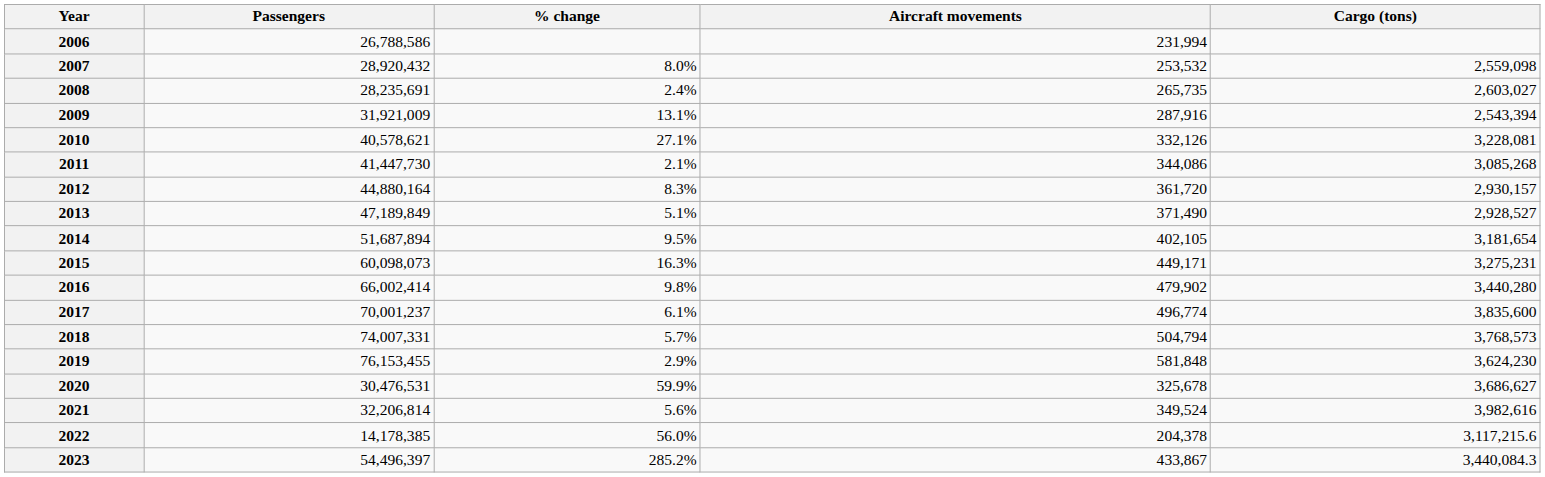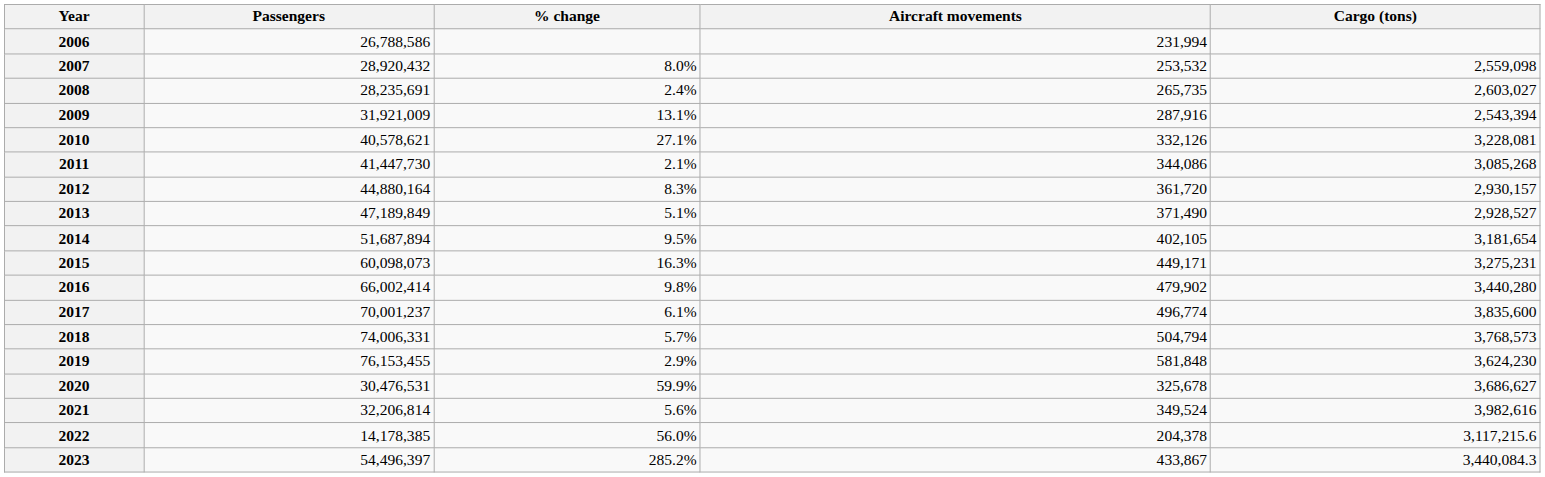(395, 336) 74,007,331 -> (395, 336) 74,006,331
